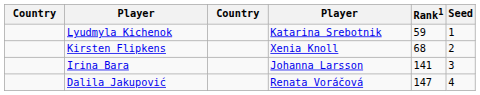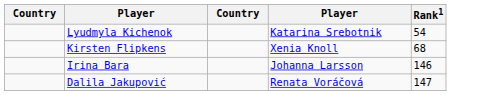- column: (461, 14)
(420, 32) 59 -> (420, 32) 54
(423, 66) 141 -> (423, 66) 146
